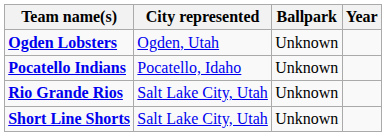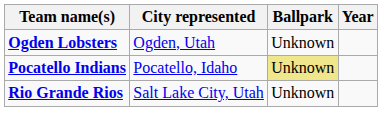(307, 67) no background -> (303, 67) khaki background
- row: (69, 118)
